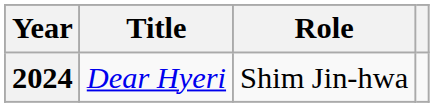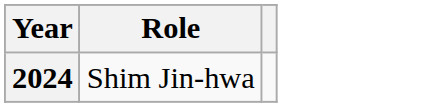- column: (156, 28)
